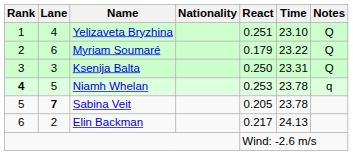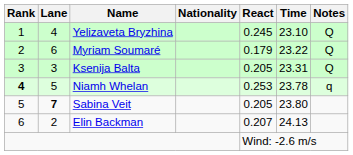(258, 31) 0.251 -> (258, 31) 0.245
(258, 68) 0.250 -> (258, 68) 0.205
(293, 104) 23.78 -> (293, 104) 23.80
(258, 123) 0.217 -> (258, 123) 0.207
